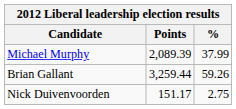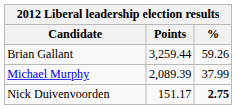rows swapped: (40, 74) <-> (48, 54)
(218, 94) normal -> (218, 94) bold
